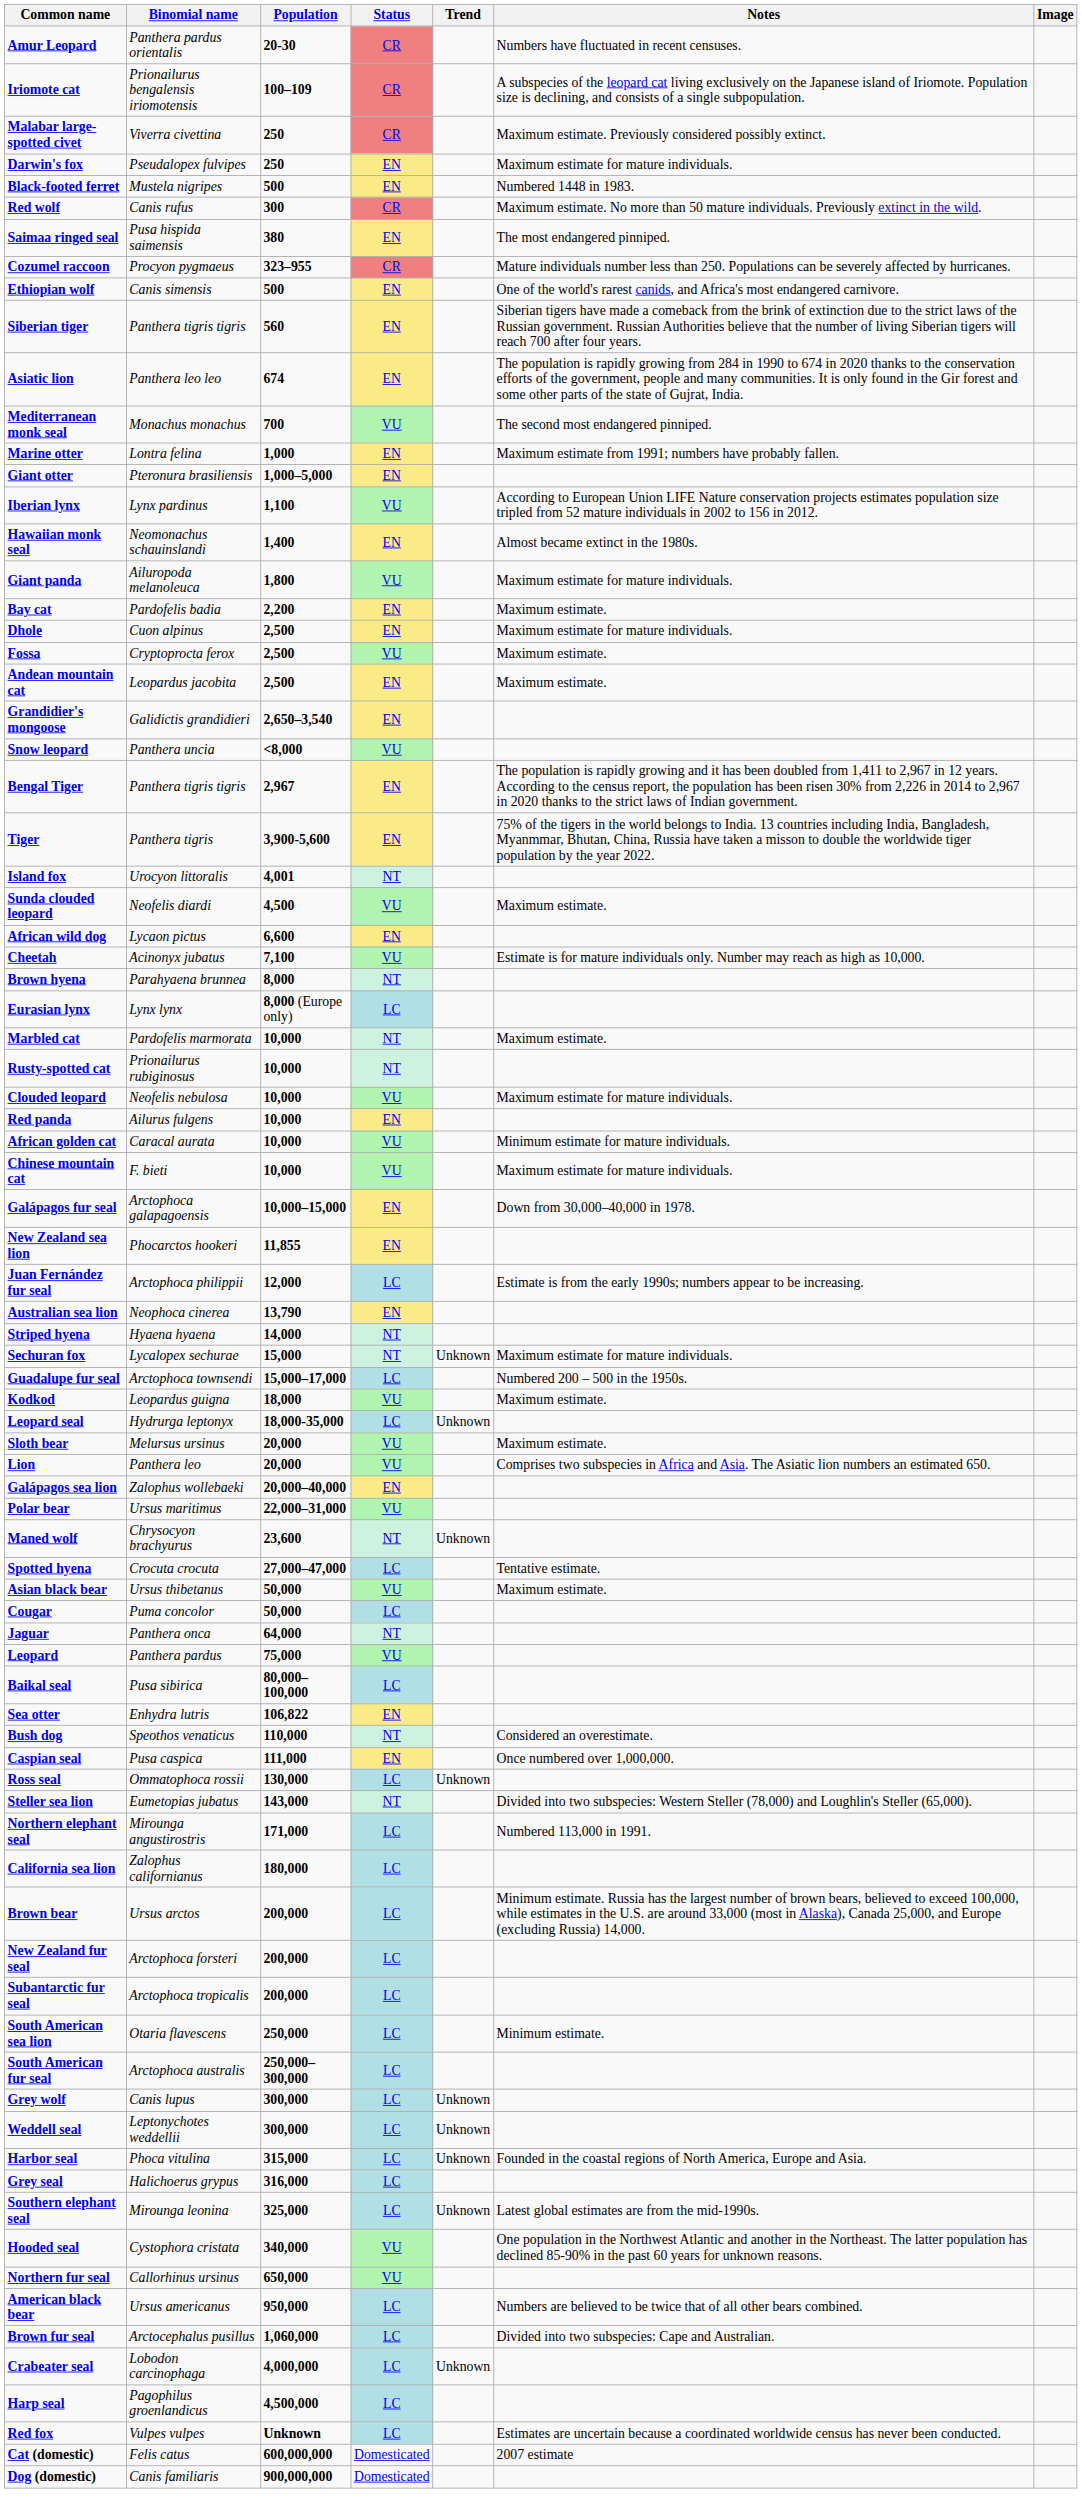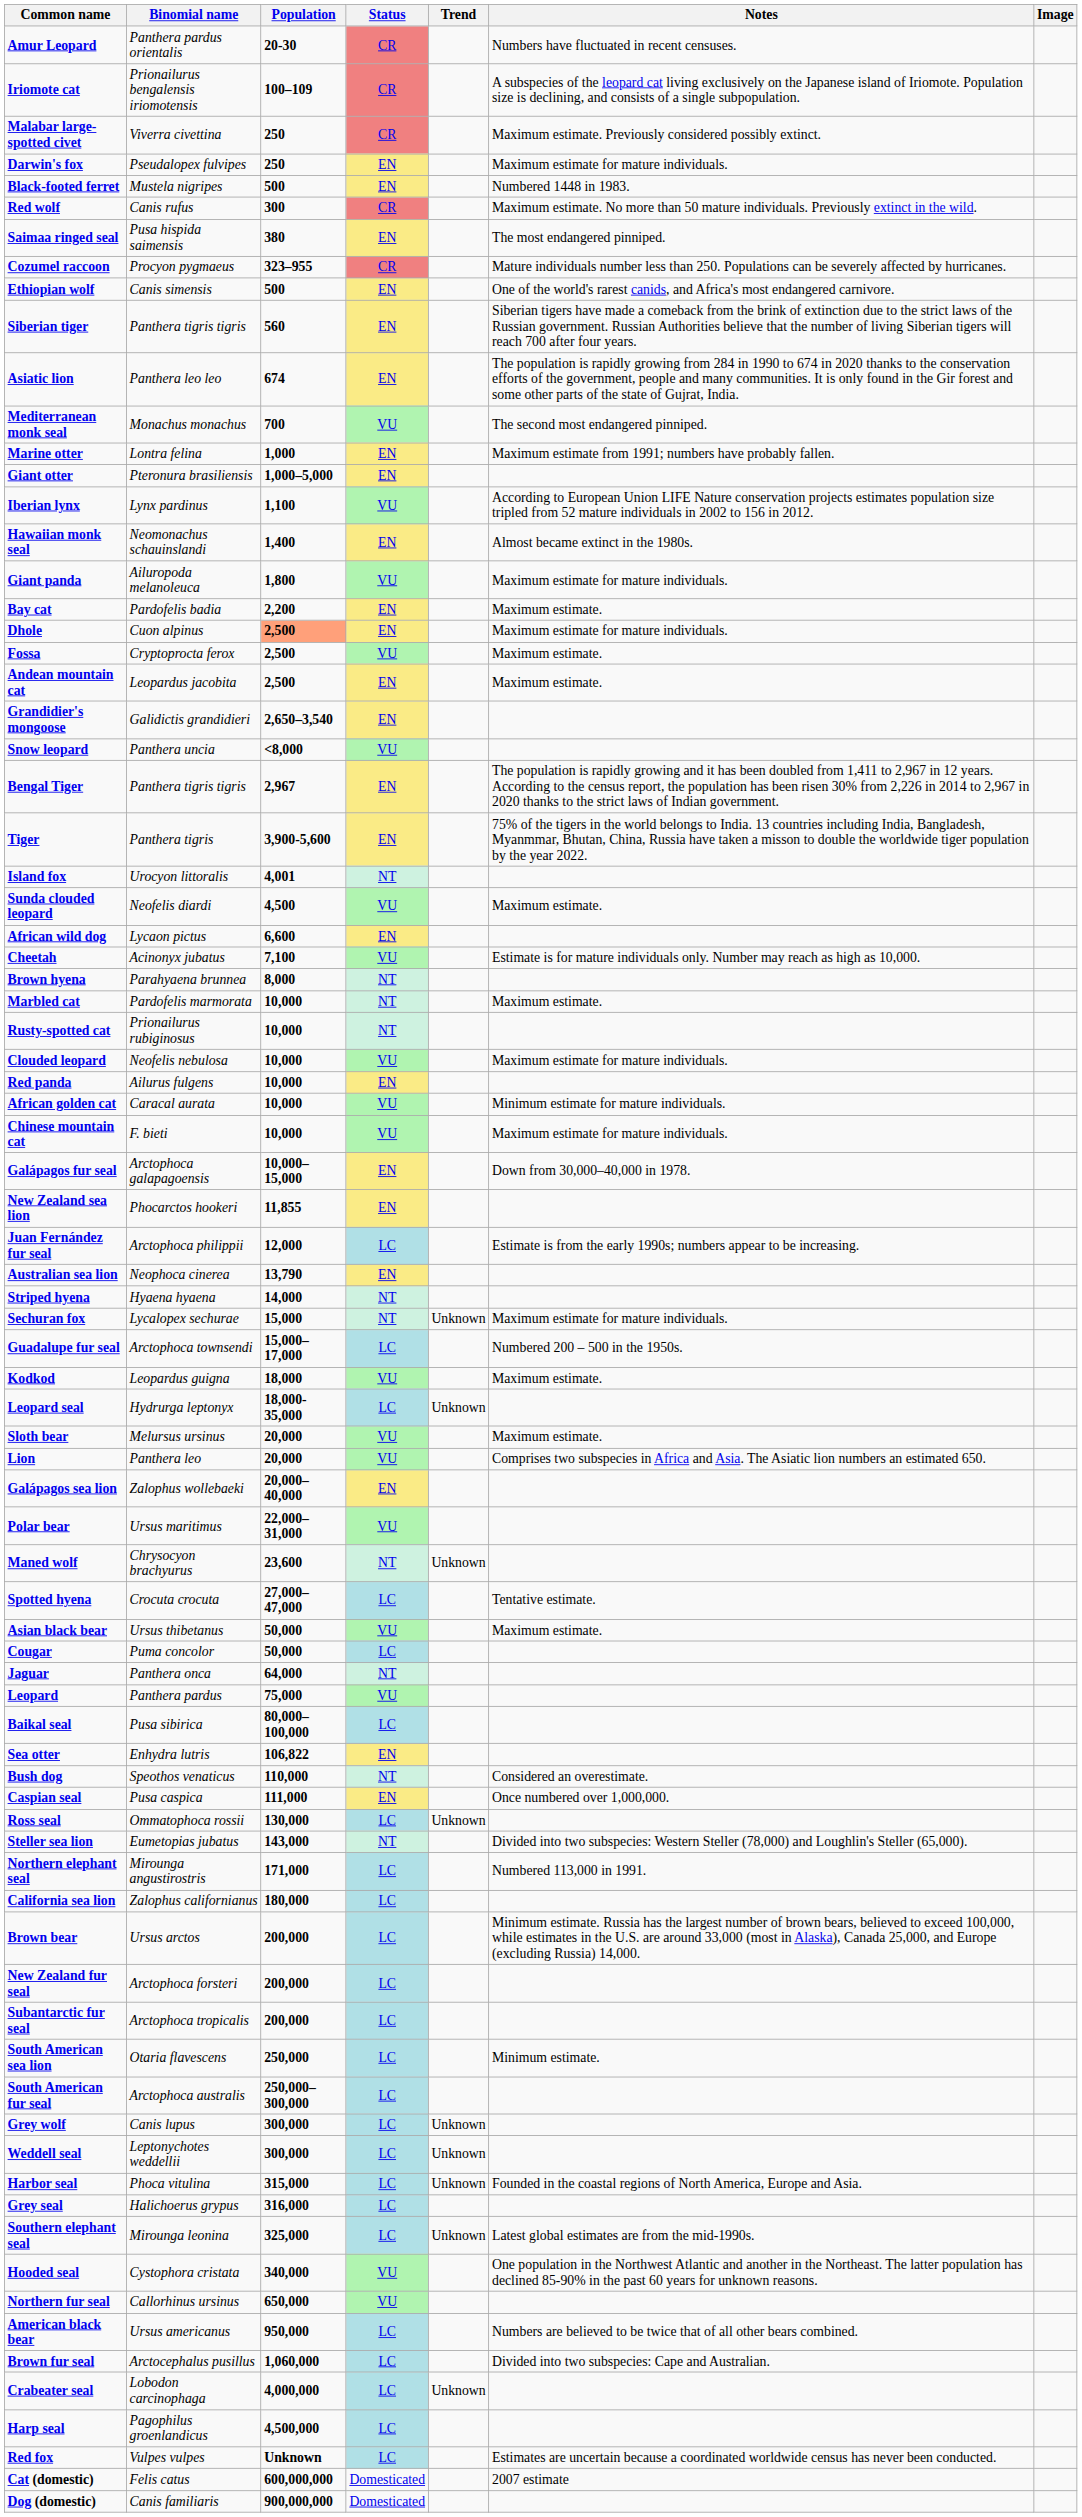(279, 631) no background -> (280, 631) lightsalmon background
- row: (49, 1009)
